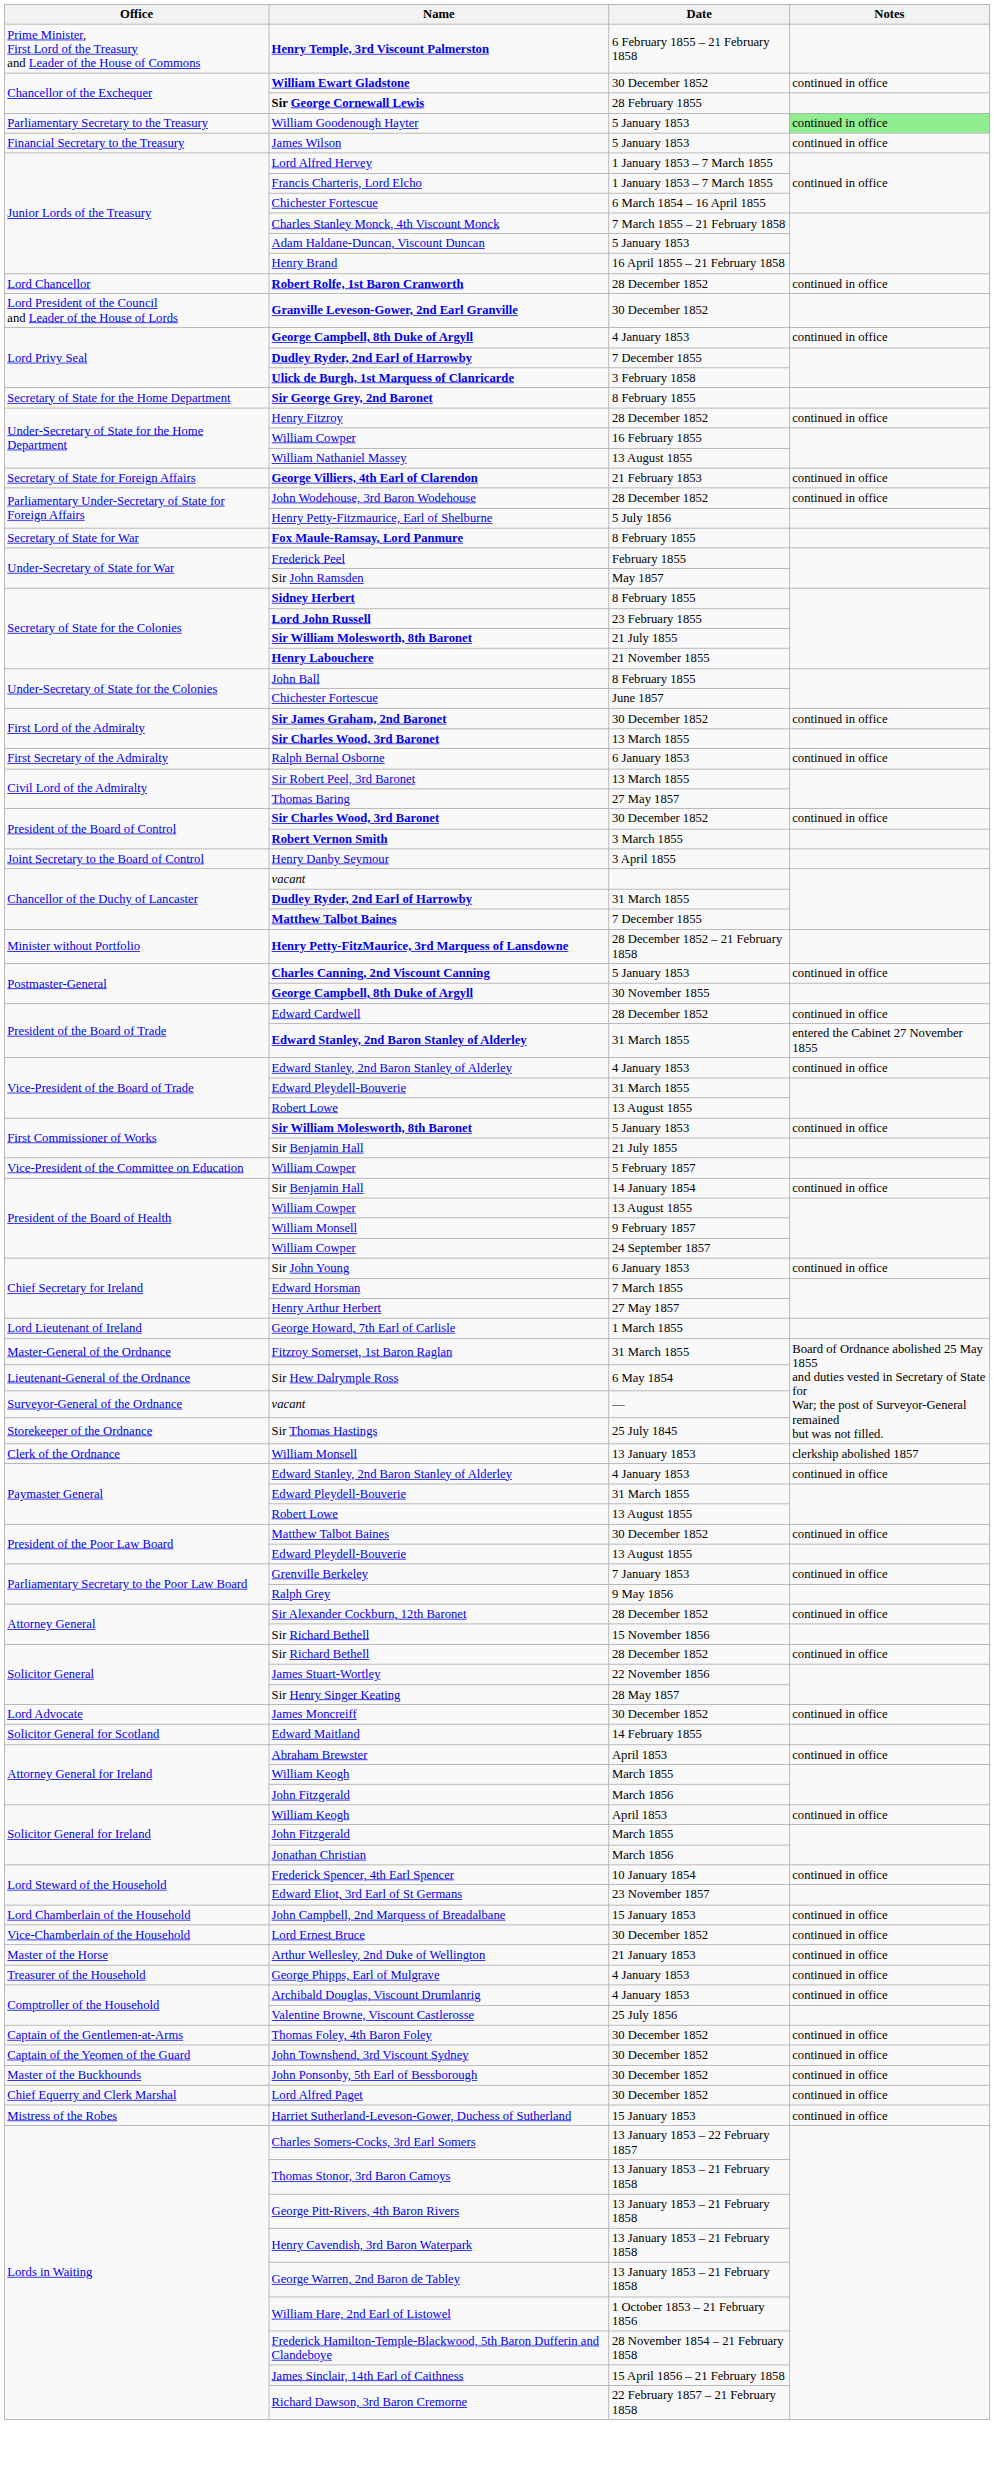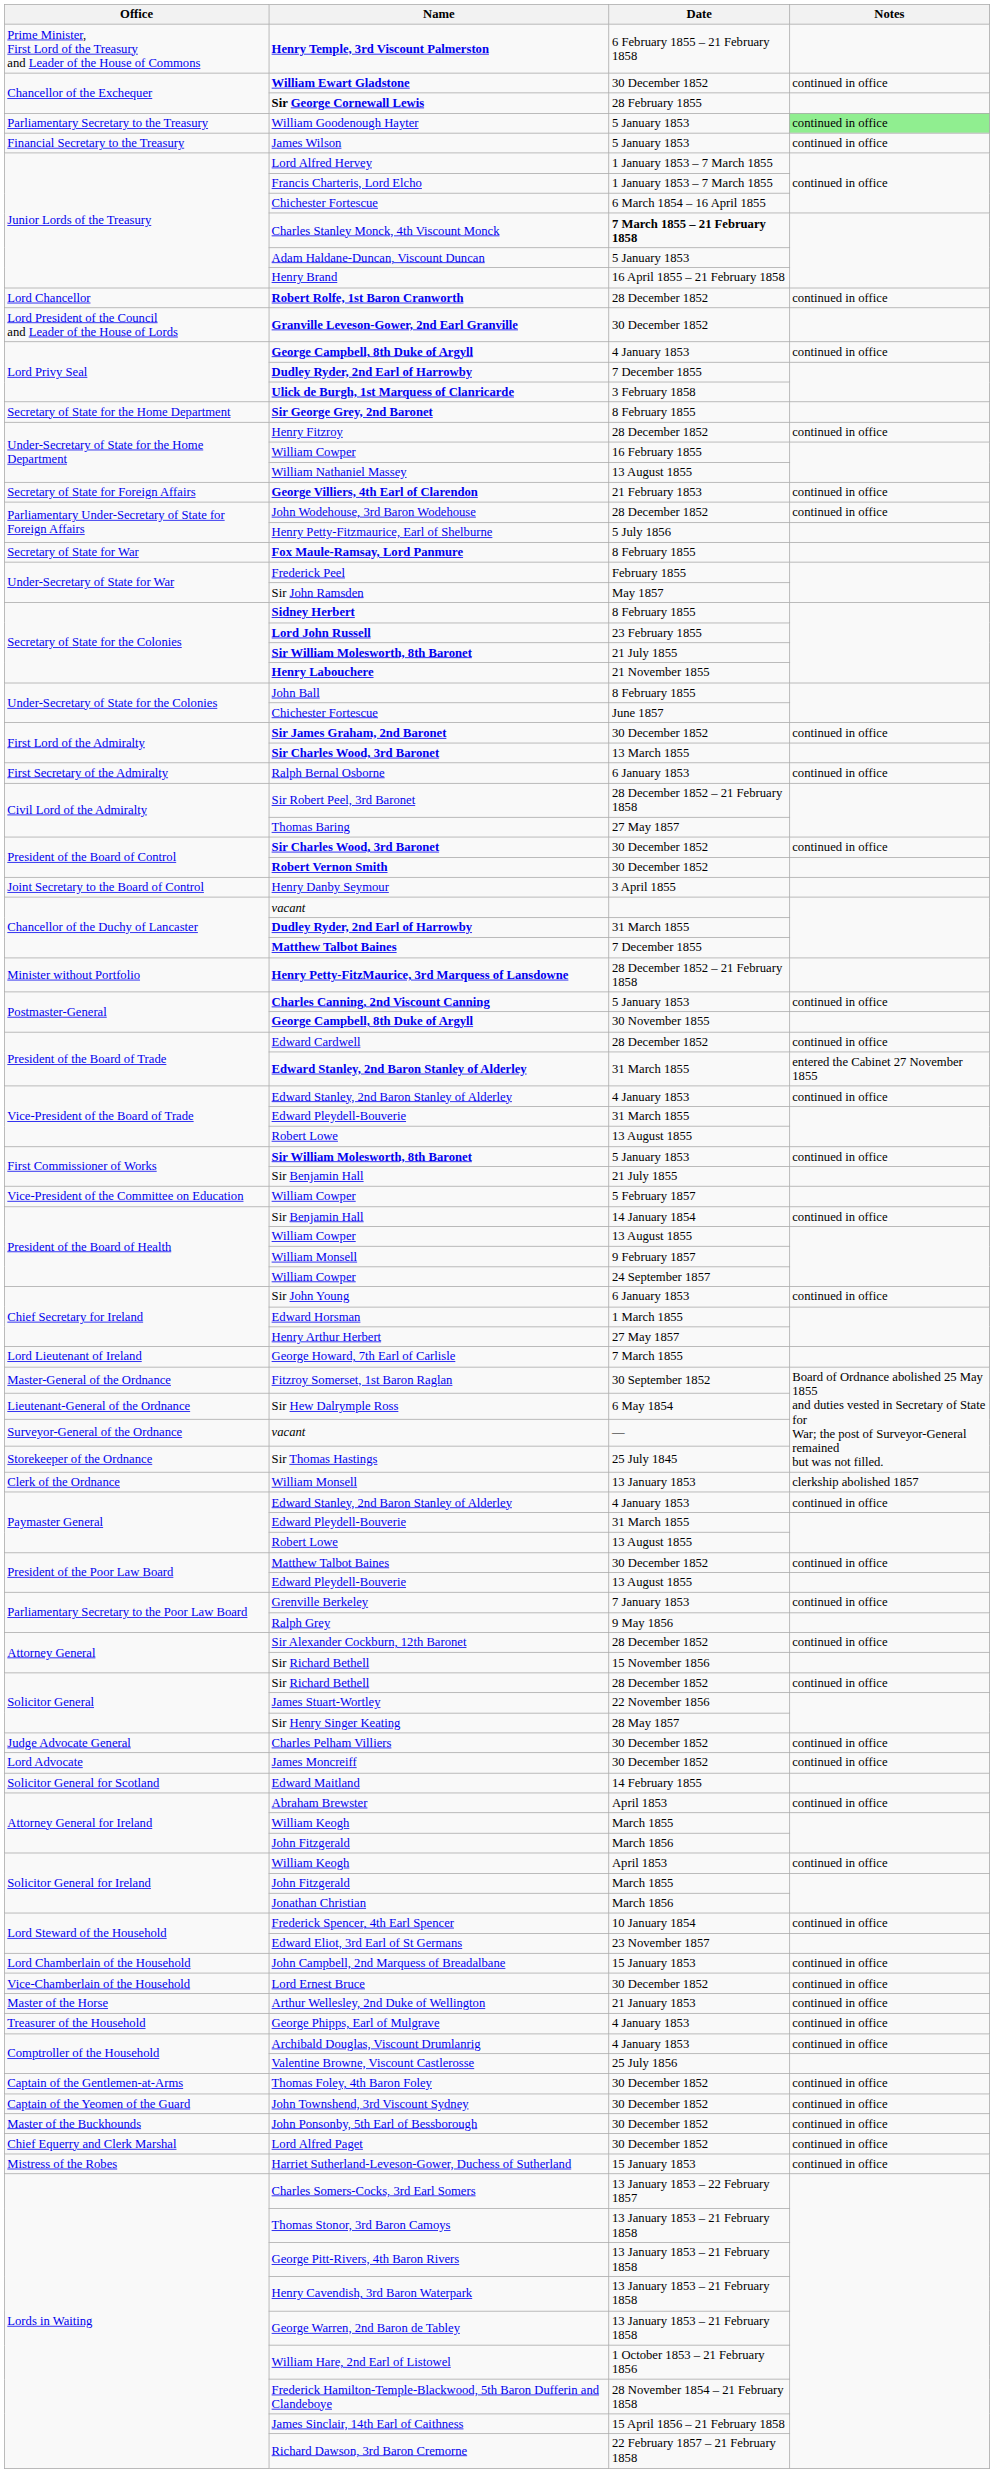(699, 223) normal -> (689, 230) bold
(651, 778) 13 March 1855 -> (697, 800) 28 December 1852 – 21 February 1858
(647, 838) 3 March 1855 -> (660, 867) 30 December 1852
(647, 1288) 7 March 1855 -> (647, 1316) 1 March 1855
(647, 1328) 1 March 1855 -> (647, 1356) 7 March 1855
(651, 1351) 31 March 1855 -> (661, 1380) 30 September 1852
+ row: (69, 1742)
